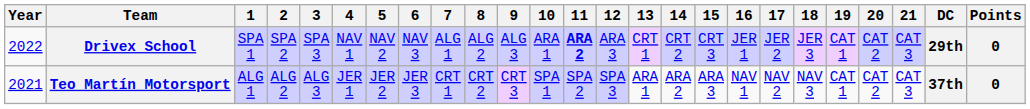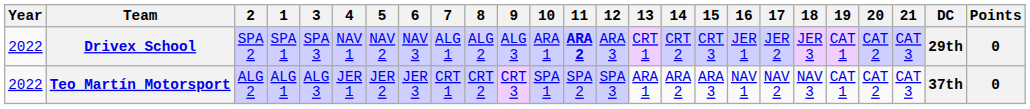columns swapped: (251, 16) <-> (284, 16)
(25, 85) 2021 -> (25, 85) 2022
